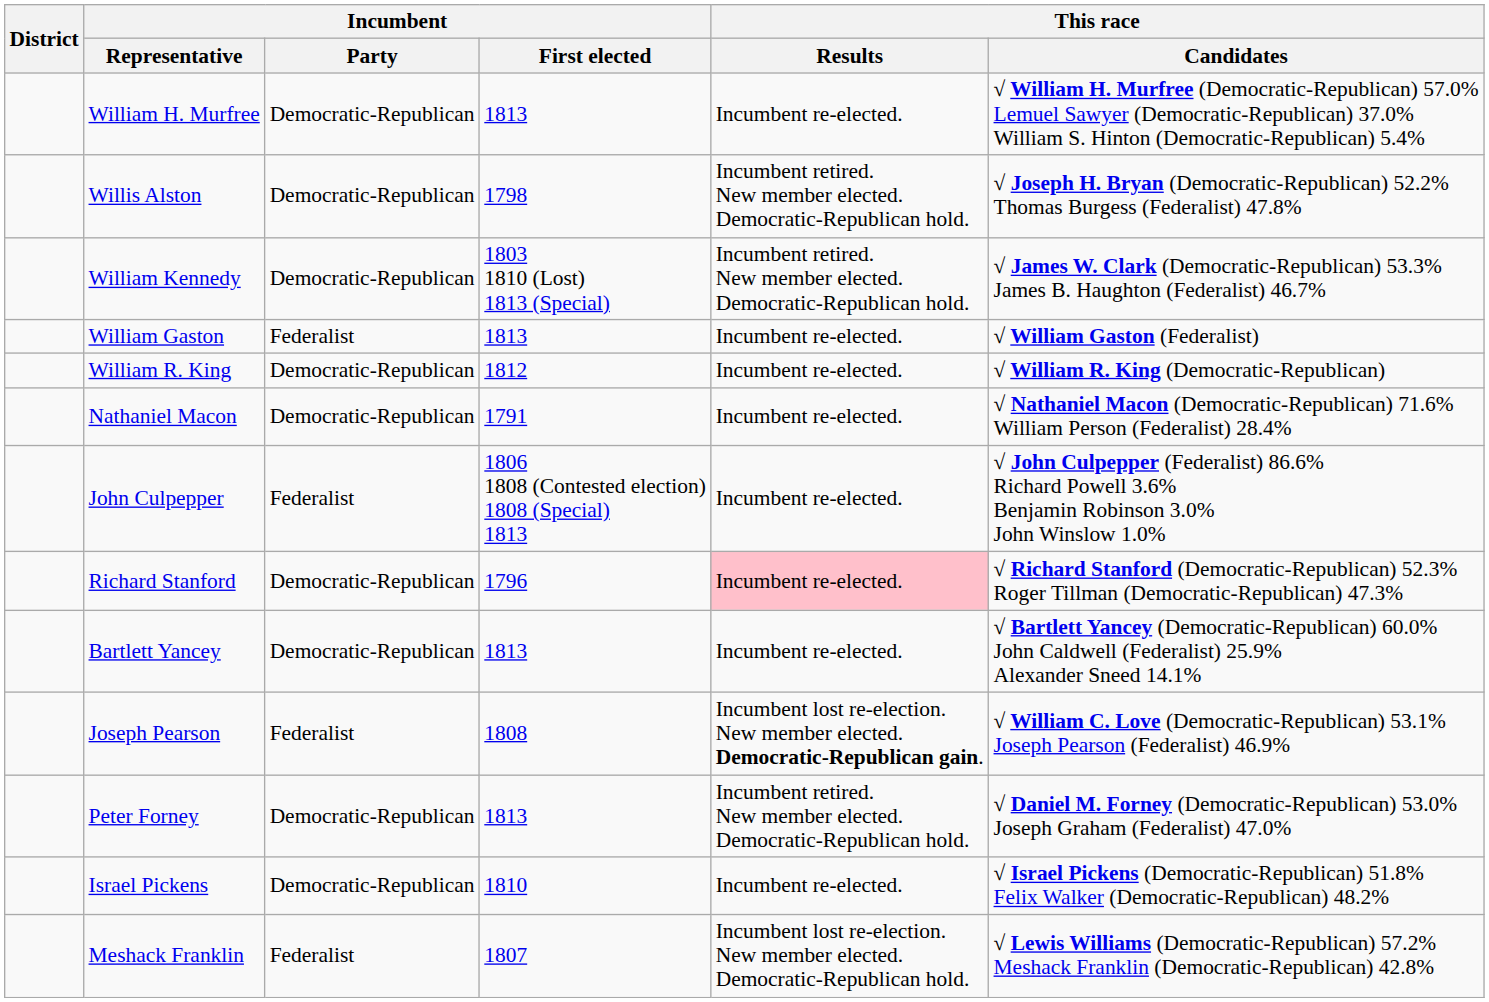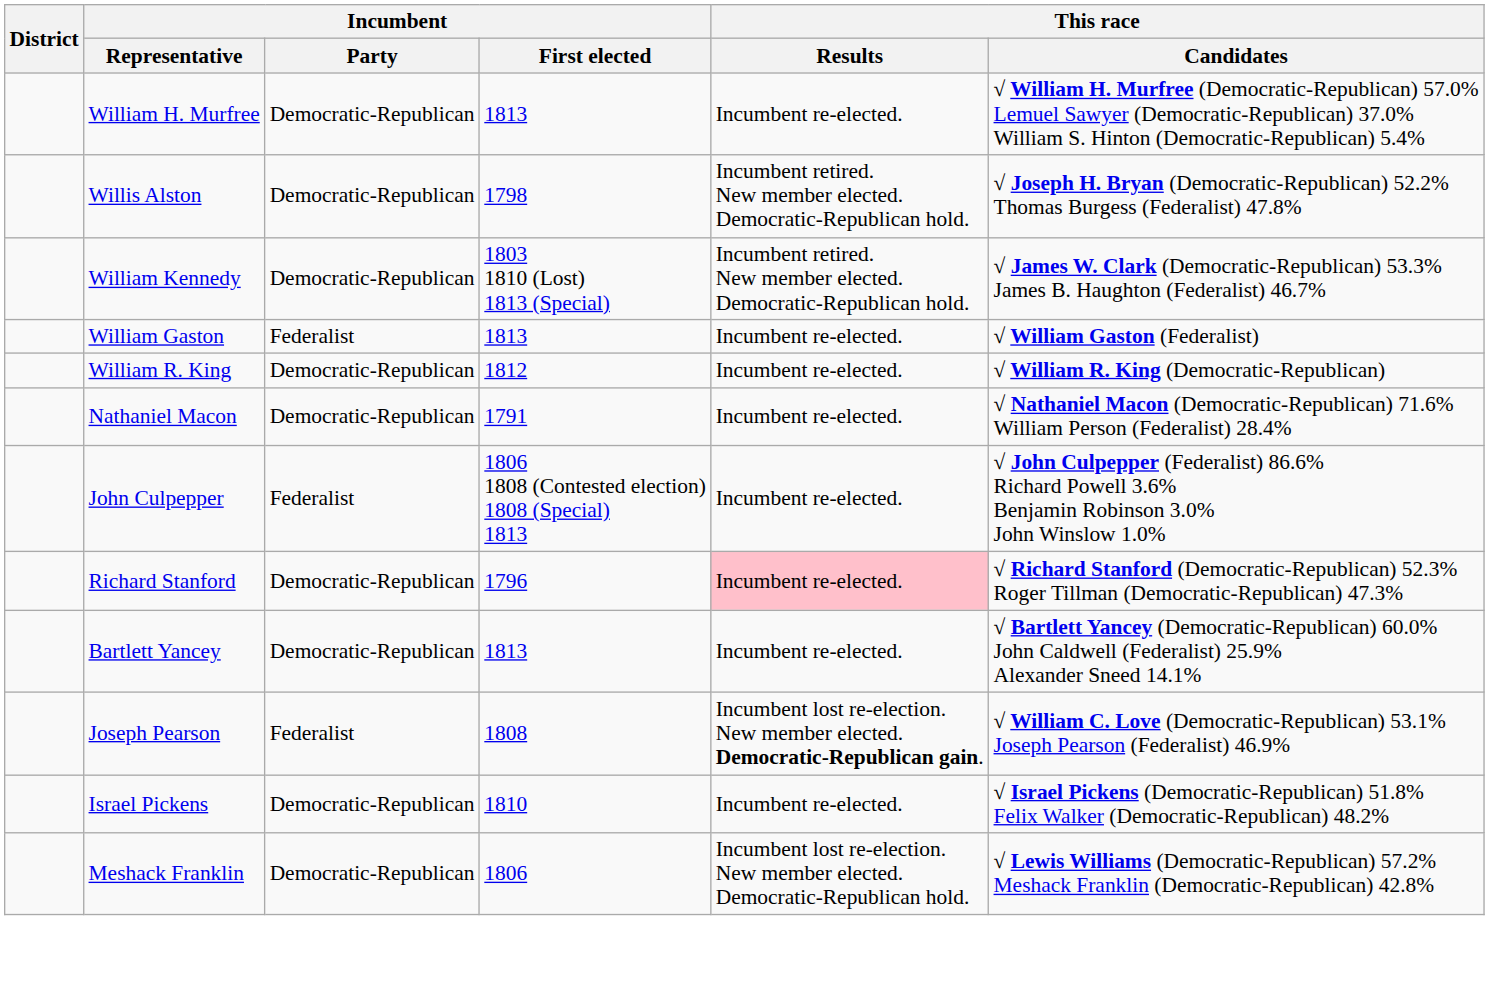- row: (144, 815)
(312, 955) Federalist -> (372, 873) Democratic-Republican
(506, 955) 1807 -> (506, 873) 1806
